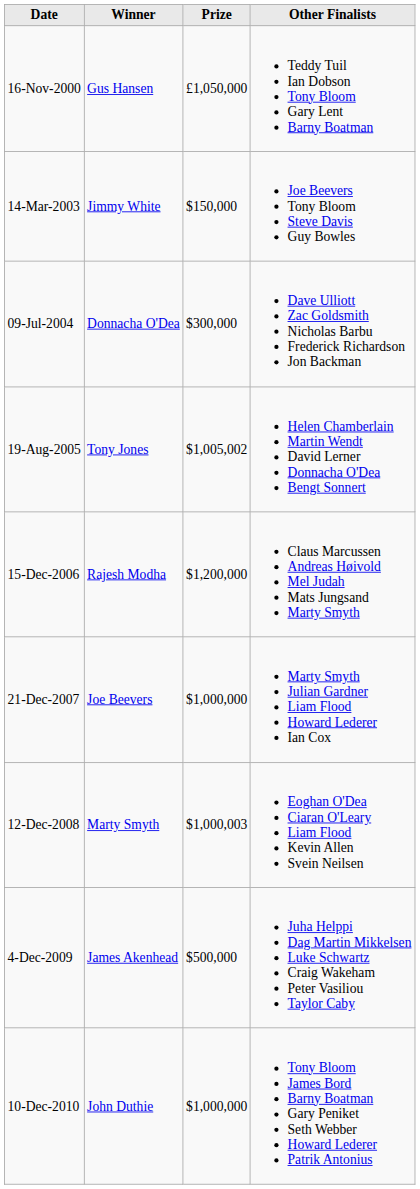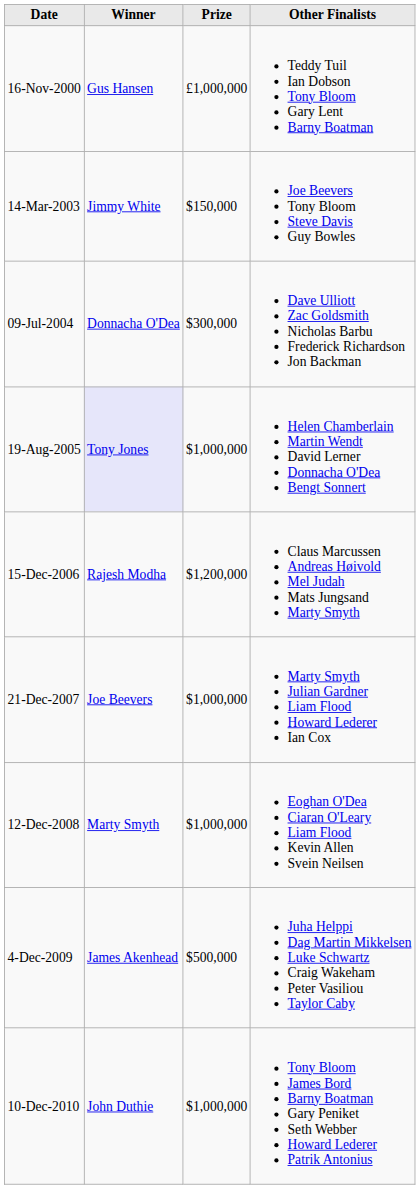(217, 88) £1,050,000 -> (217, 88) £1,000,000
(118, 449) no background -> (118, 449) lavender background
(217, 449) $1,005,002 -> (217, 449) $1,000,000
(217, 825) $1,000,003 -> (217, 825) $1,000,000
